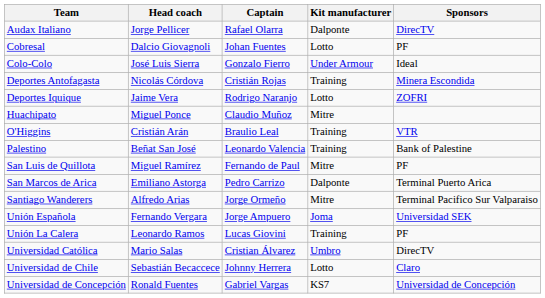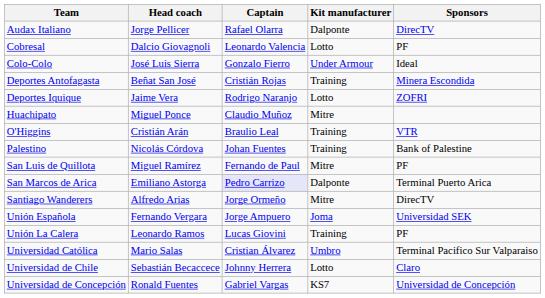(255, 47) Johan Fuentes -> (265, 47) Leonardo Valencia
(167, 81) Nicolás Córdova -> (163, 81) Beñat San José
(163, 149) Beñat San José -> (167, 149) Nicolás Córdova
(265, 149) Leonardo Valencia -> (255, 149) Johan Fuentes
(255, 183) no background -> (255, 183) lavender background
(467, 200) Terminal Pacifico Sur Valparaiso -> (415, 200) DirecTV
(415, 251) DirecTV -> (467, 251) Terminal Pacifico Sur Valparaiso
